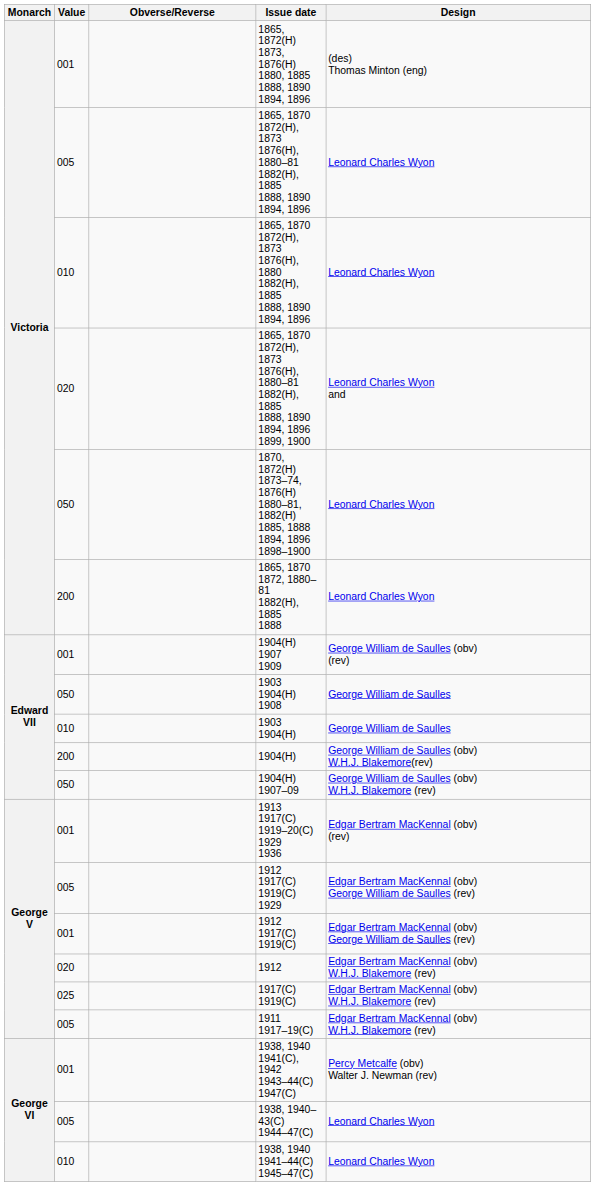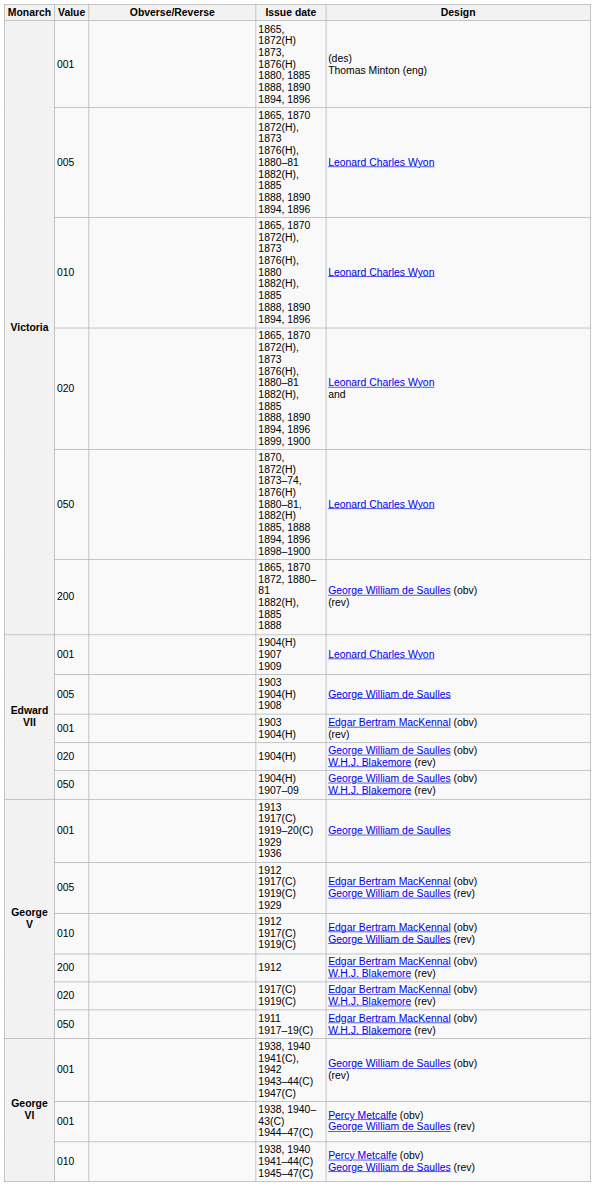(381, 597) Leonard Charles Wyon -> (403, 597) George William de Saulles (obv) (rev)
(403, 654) George William de Saulles (obv) (rev) -> (381, 654) Leonard Charles Wyon
(66, 694) 050 -> (66, 694) 005
(66, 728) 010 -> (66, 728) 001
(389, 728) George William de Saulles -> (403, 728) Edgar Bertram MacKennal (obv) (rev)
(66, 756) 200 -> (66, 756) 020
(403, 756) George William de Saulles (obv) W.H.J. Blakemore(rev) -> (403, 756) George William de Saulles (obv) W.H.J. Blakemore (rev)
(403, 830) Edgar Bertram MacKennal (obv) (rev) -> (389, 830) George William de Saulles
(66, 933) 001 -> (66, 933) 010
(66, 968) 020 -> (66, 968) 200
(66, 996) 025 -> (66, 996) 020
(66, 1024) 005 -> (66, 1024) 050
(383, 1070) Percy Metcalfe (obv) Walter J. Newman (rev) -> (403, 1070) George William de Saulles (obv) (rev)
(66, 1121) 005 -> (66, 1121) 001
(381, 1121) Leonard Charles Wyon -> (402, 1121) Percy Metcalfe (obv) George William de Saulles (rev)
(381, 1161) Leonard Charles Wyon -> (402, 1161) Percy Metcalfe (obv) George William de Saulles (rev)
